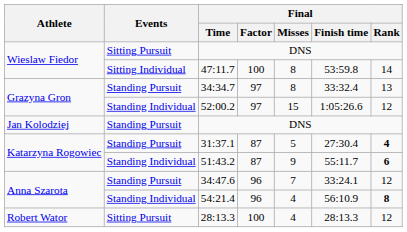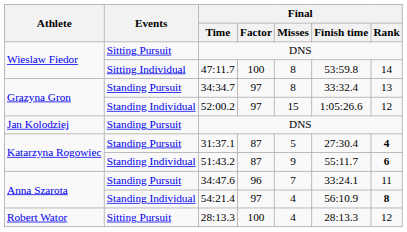(387, 180) 12 -> (387, 180) 11
(256, 199) 96 -> (256, 199) 97
